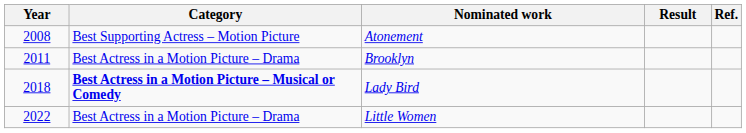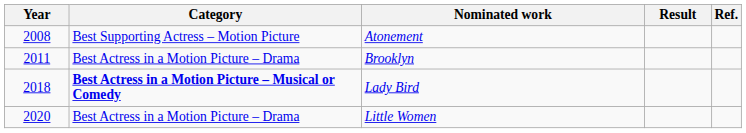(37, 116) 2022 -> (37, 116) 2020
